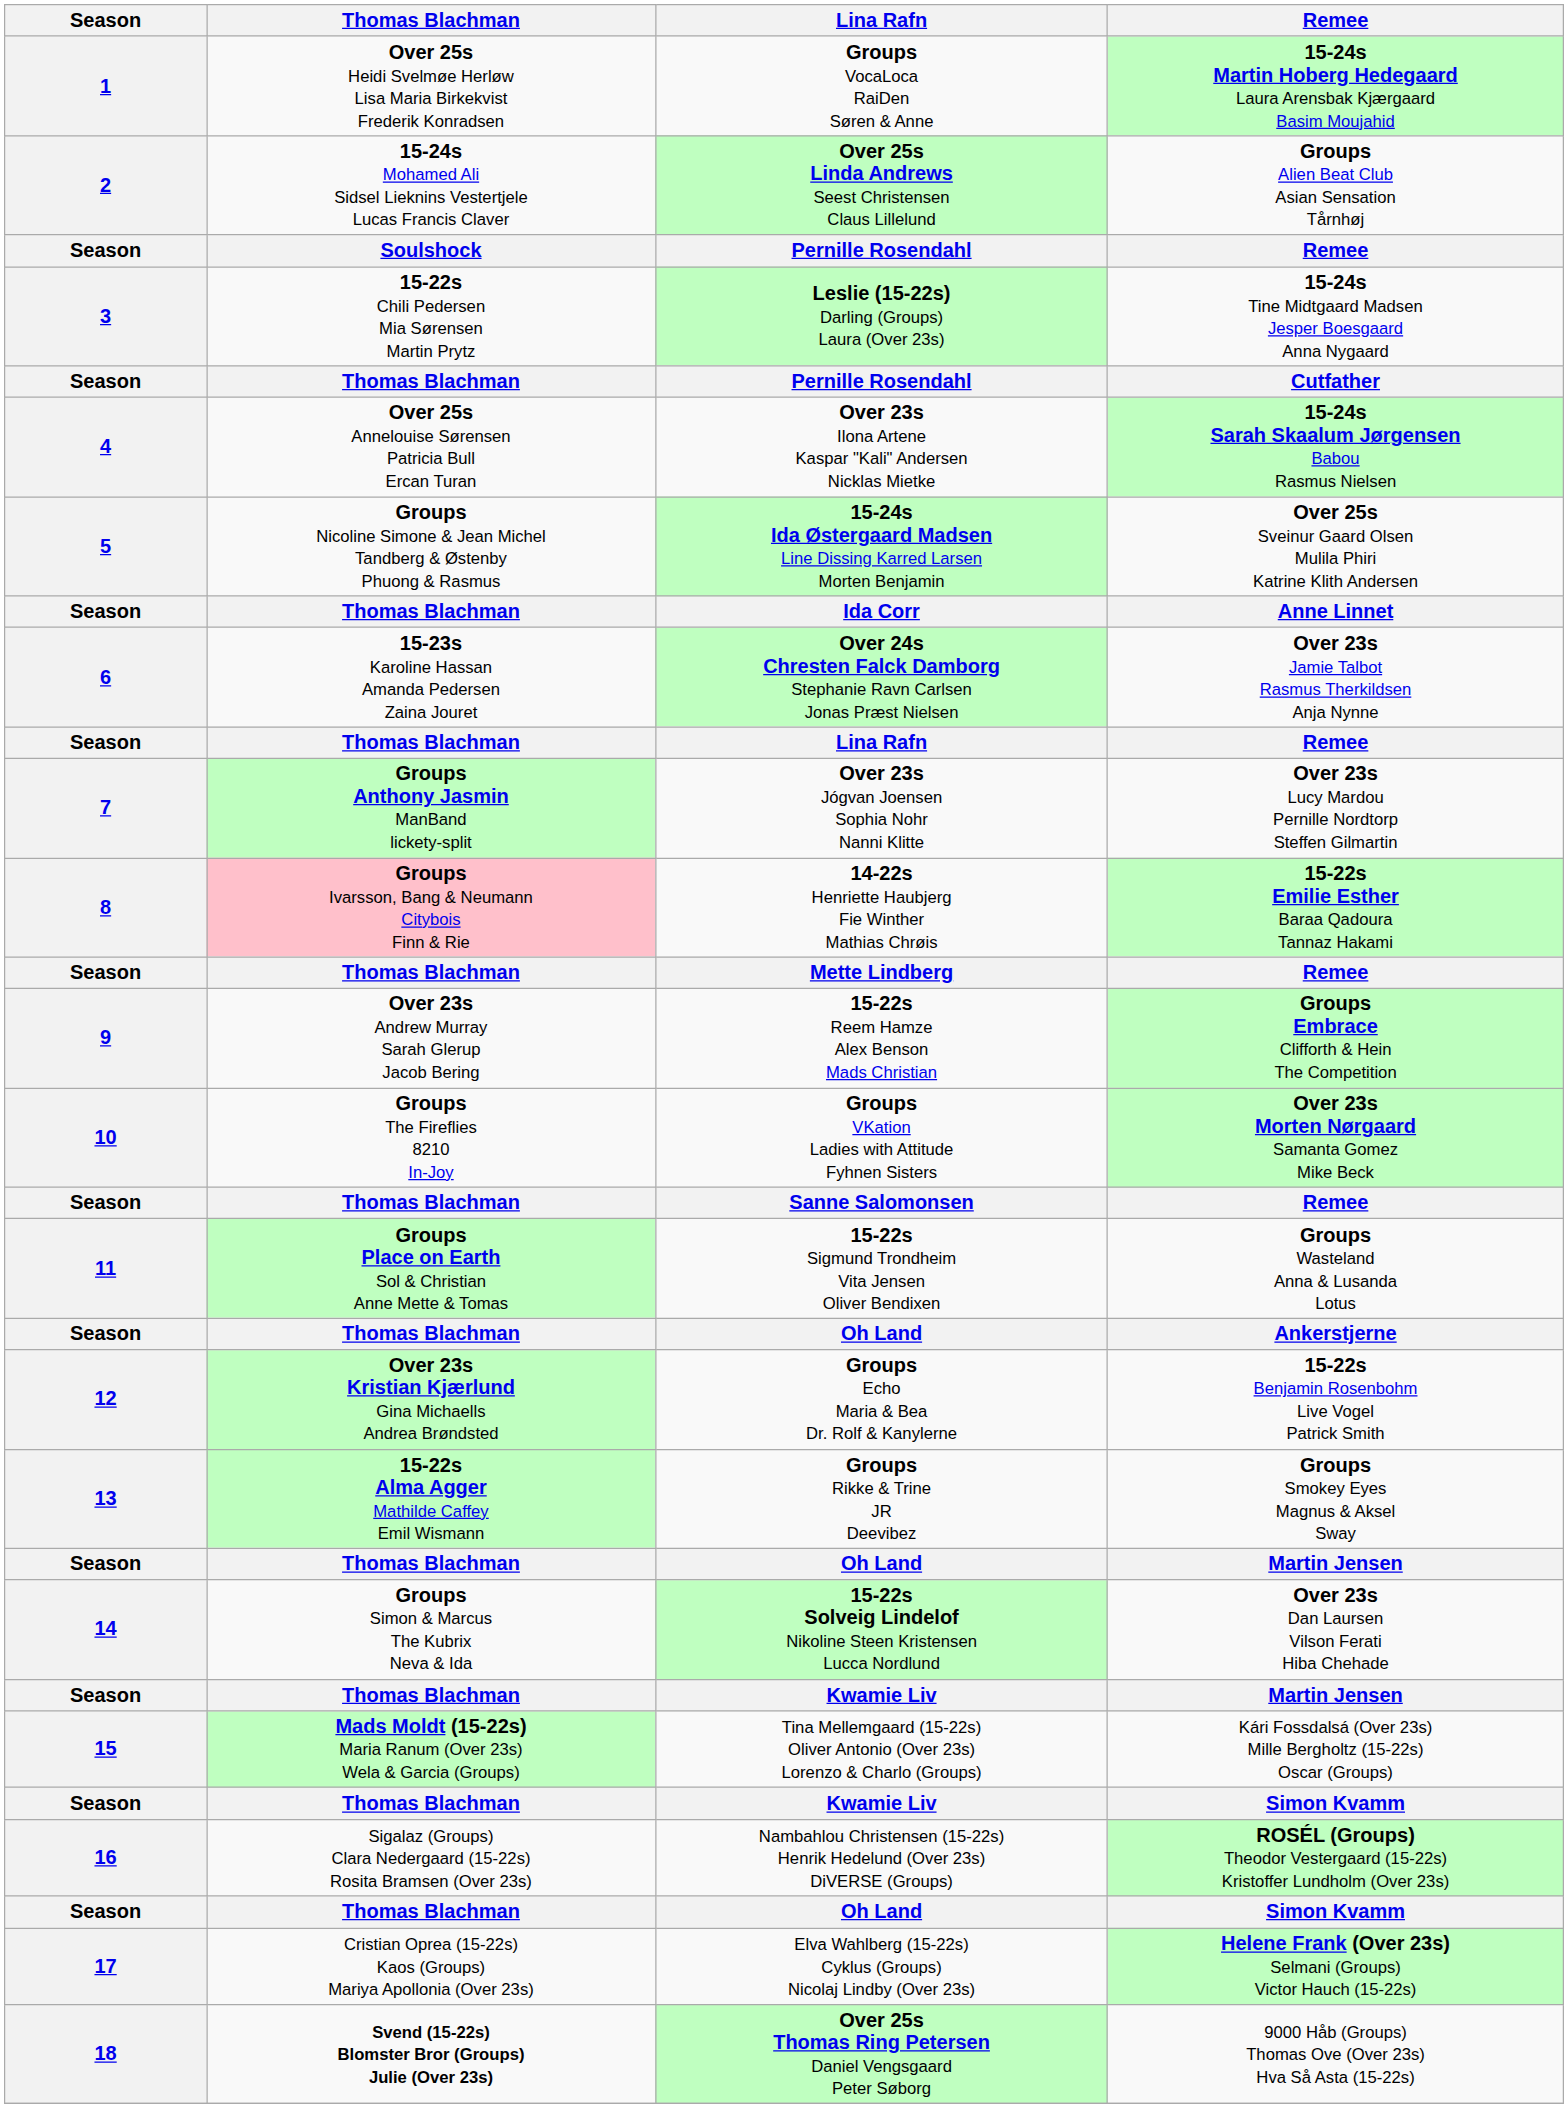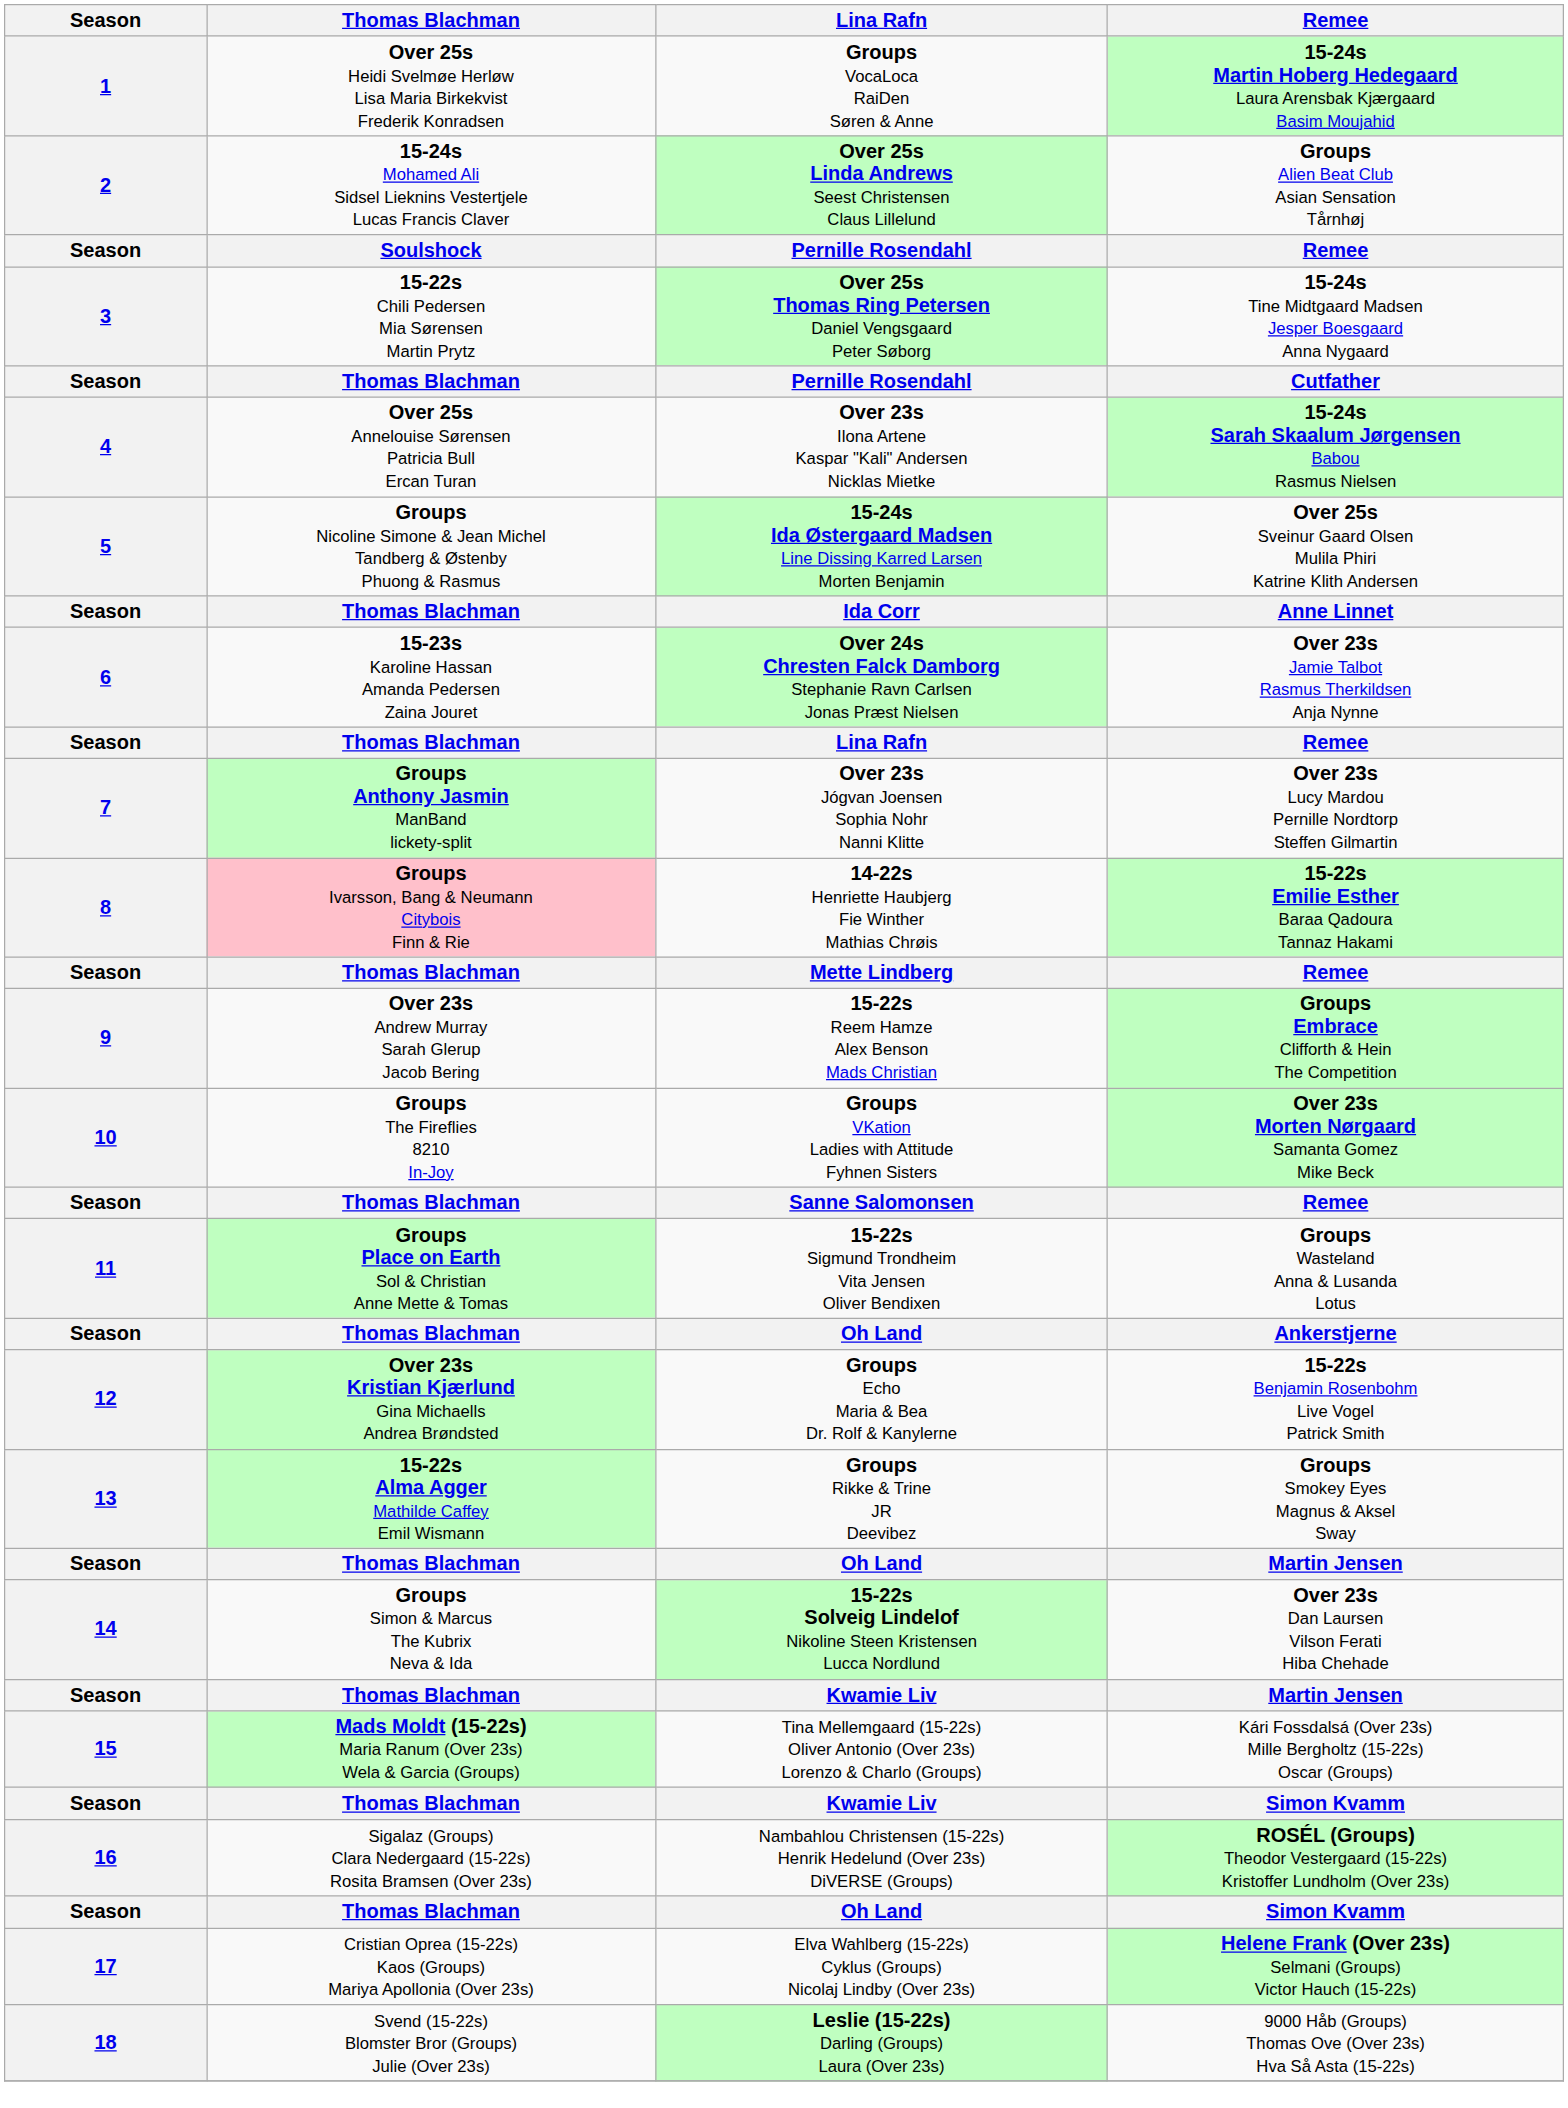(882, 315) Leslie (15-22s) Darling (Groups) Laura (Over 23s) -> (882, 315) Over 25s Thomas Ring Petersen Daniel Vengsgaard Peter Søborg
(431, 2053) bold -> (431, 2043) normal
(882, 2053) Over 25s Thomas Ring Petersen Daniel Vengsgaard Peter Søborg -> (882, 2042) Leslie (15-22s) Darling (Groups) Laura (Over 23s)
